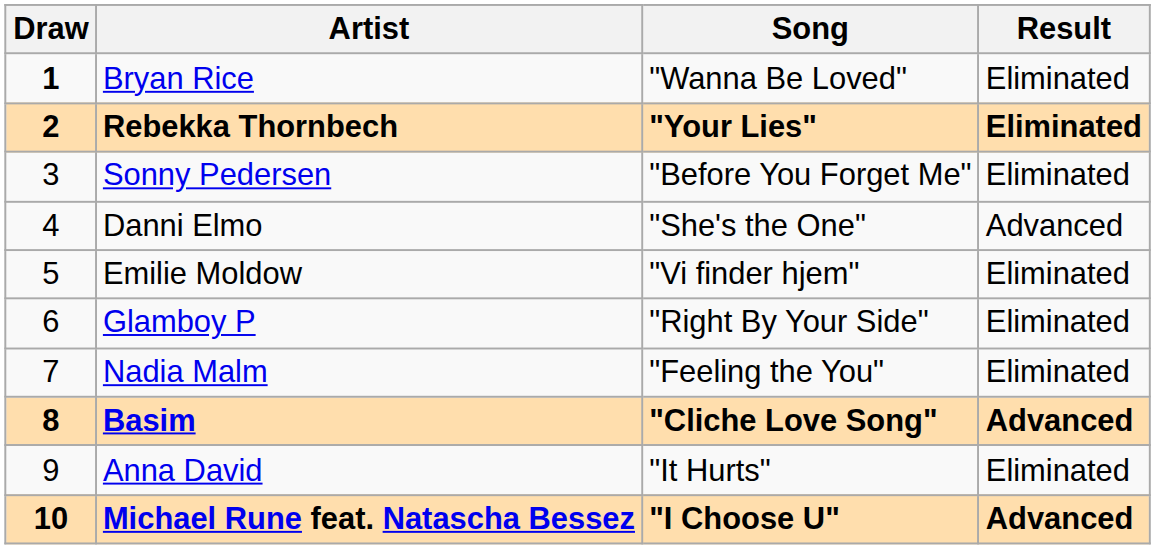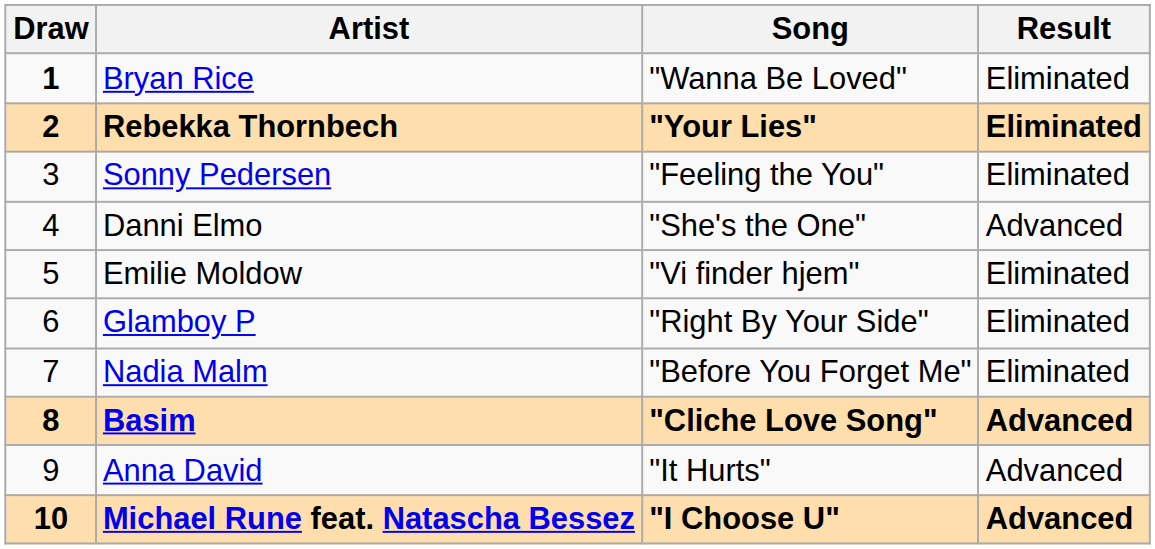(810, 175) "Before You Forget Me" -> (767, 175) "Feeling the You"
(767, 371) "Feeling the You" -> (810, 371) "Before You Forget Me"
(1058, 469) Eliminated -> (1054, 469) Advanced
